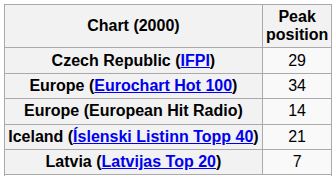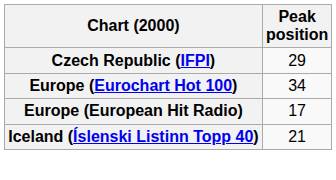(297, 111) 14 -> (297, 111) 17
- row: (133, 162)
